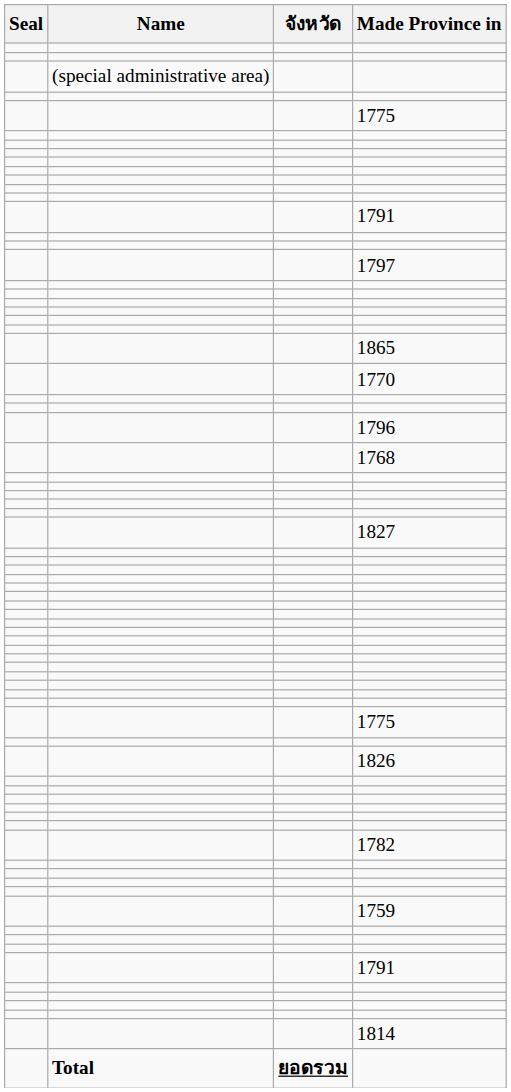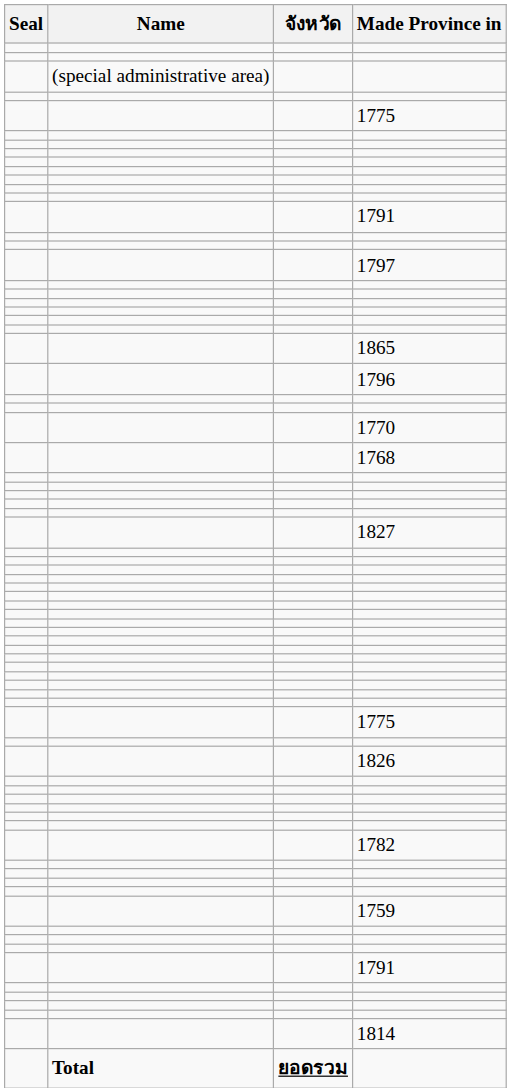rows swapped: (161, 379) <-> (161, 427)
